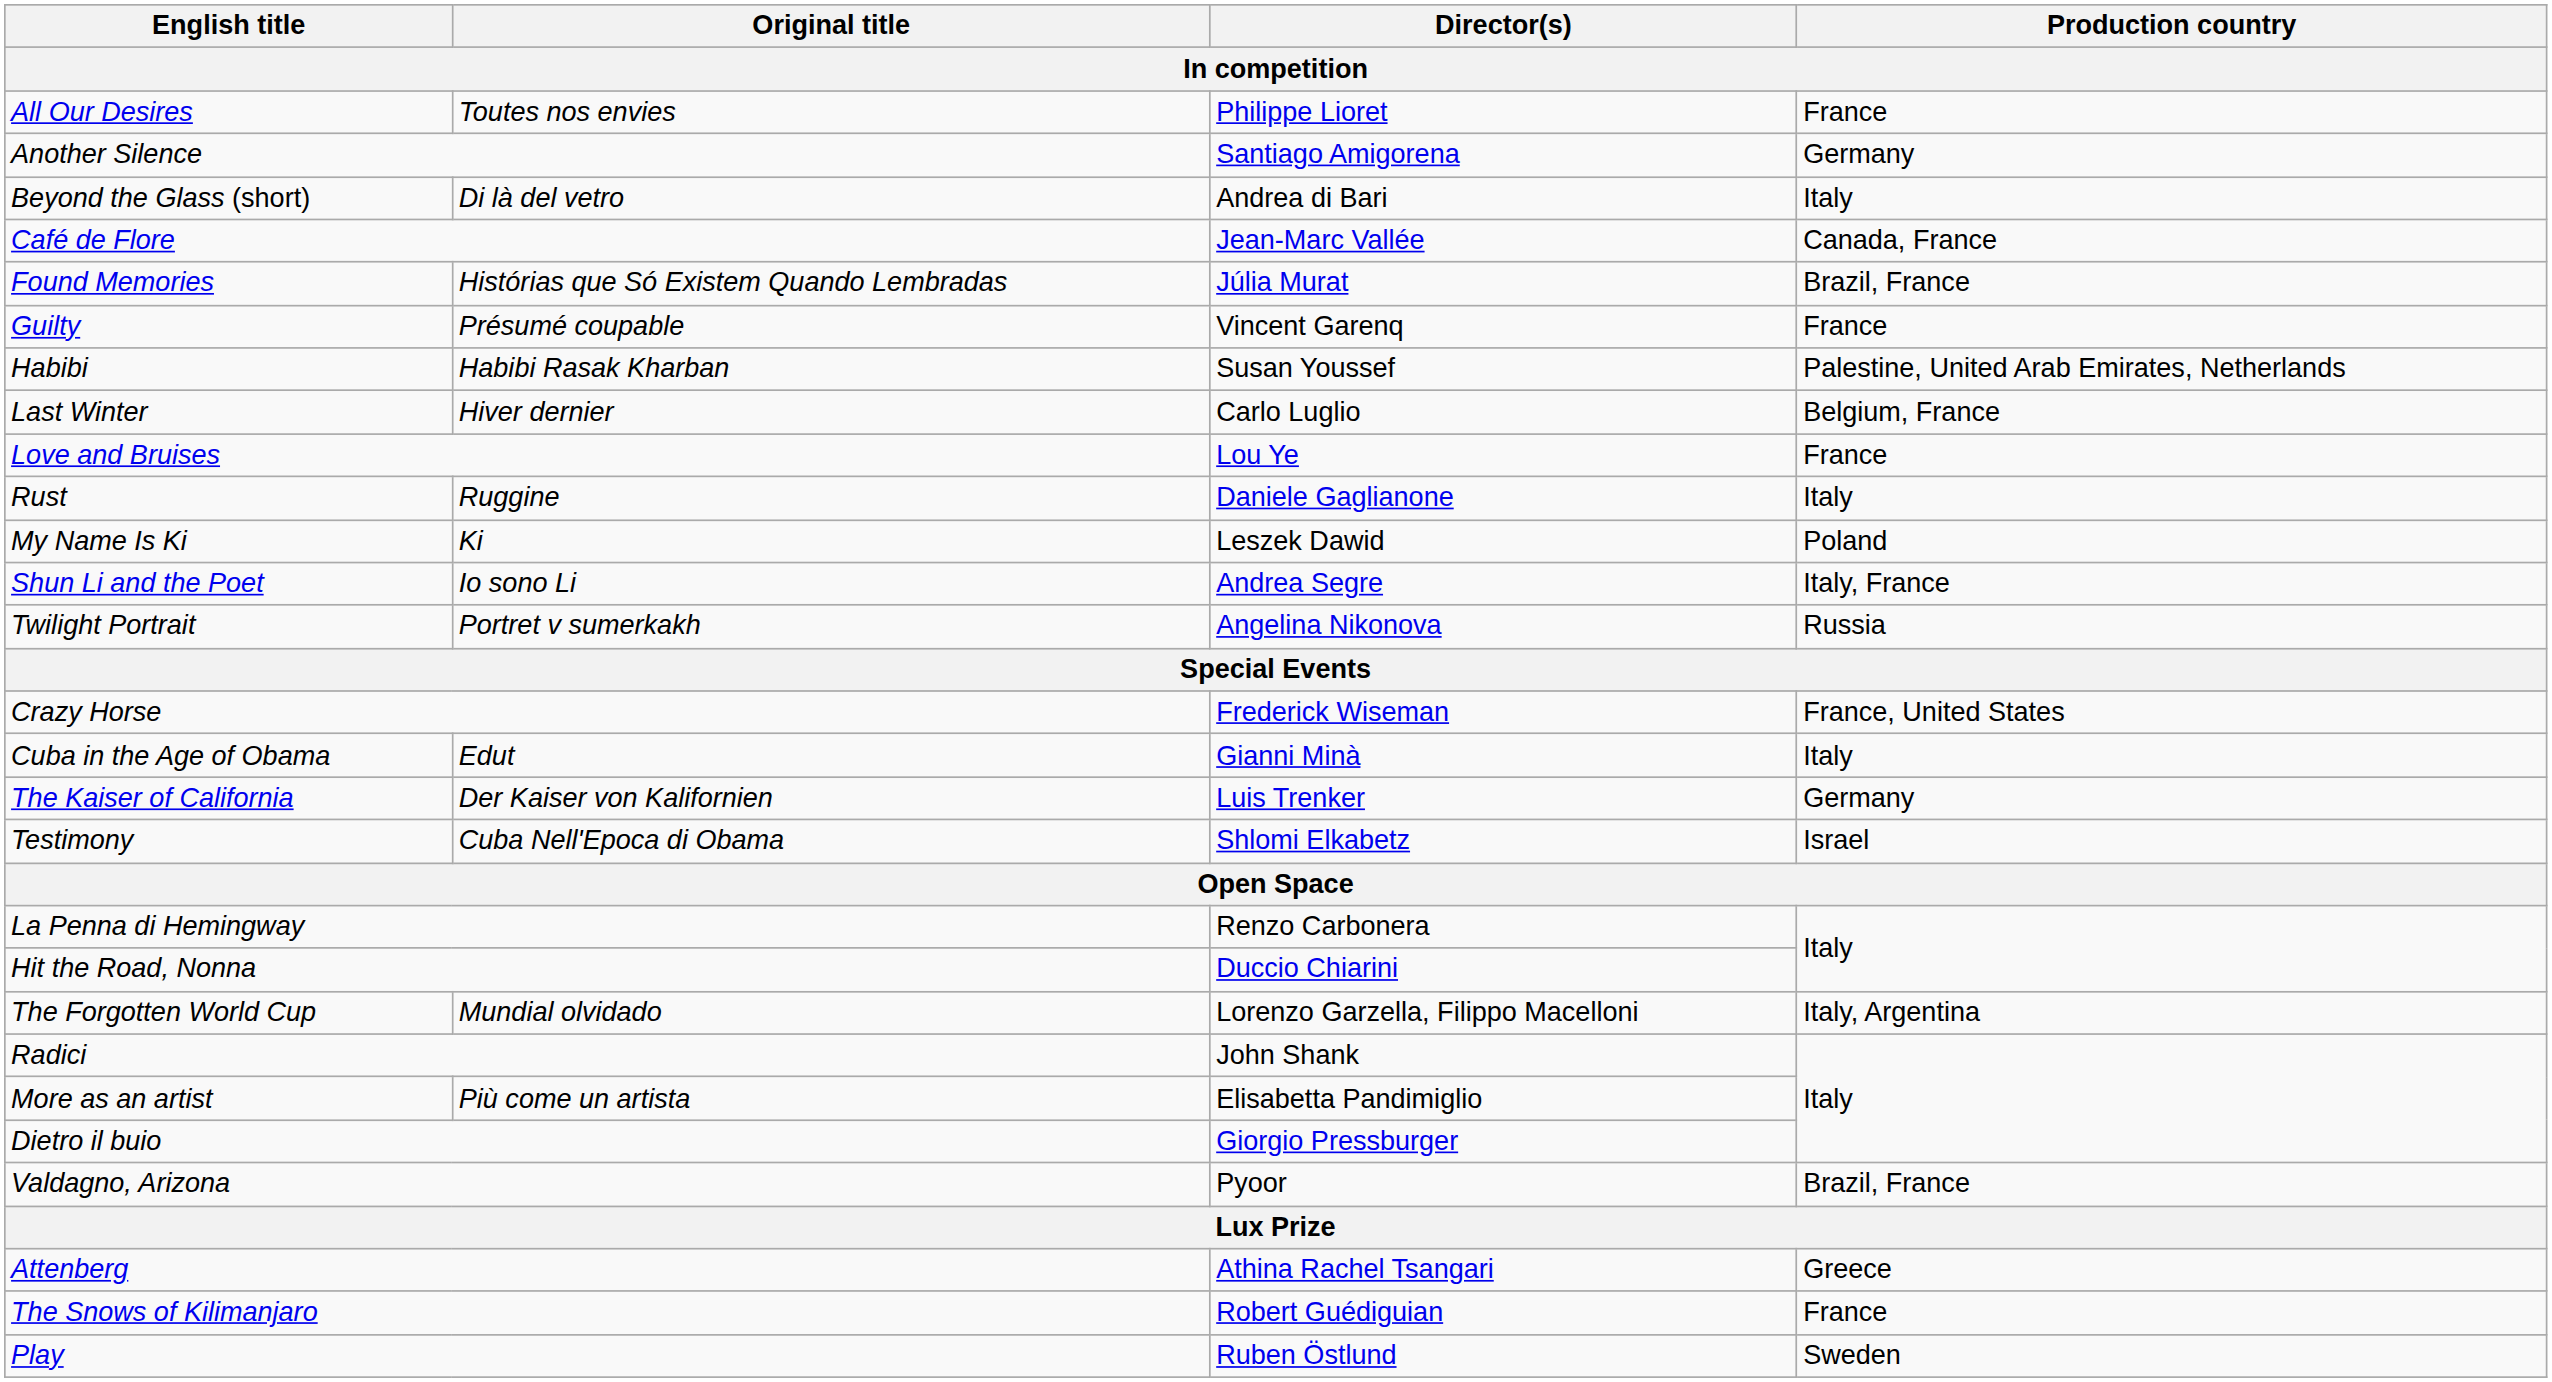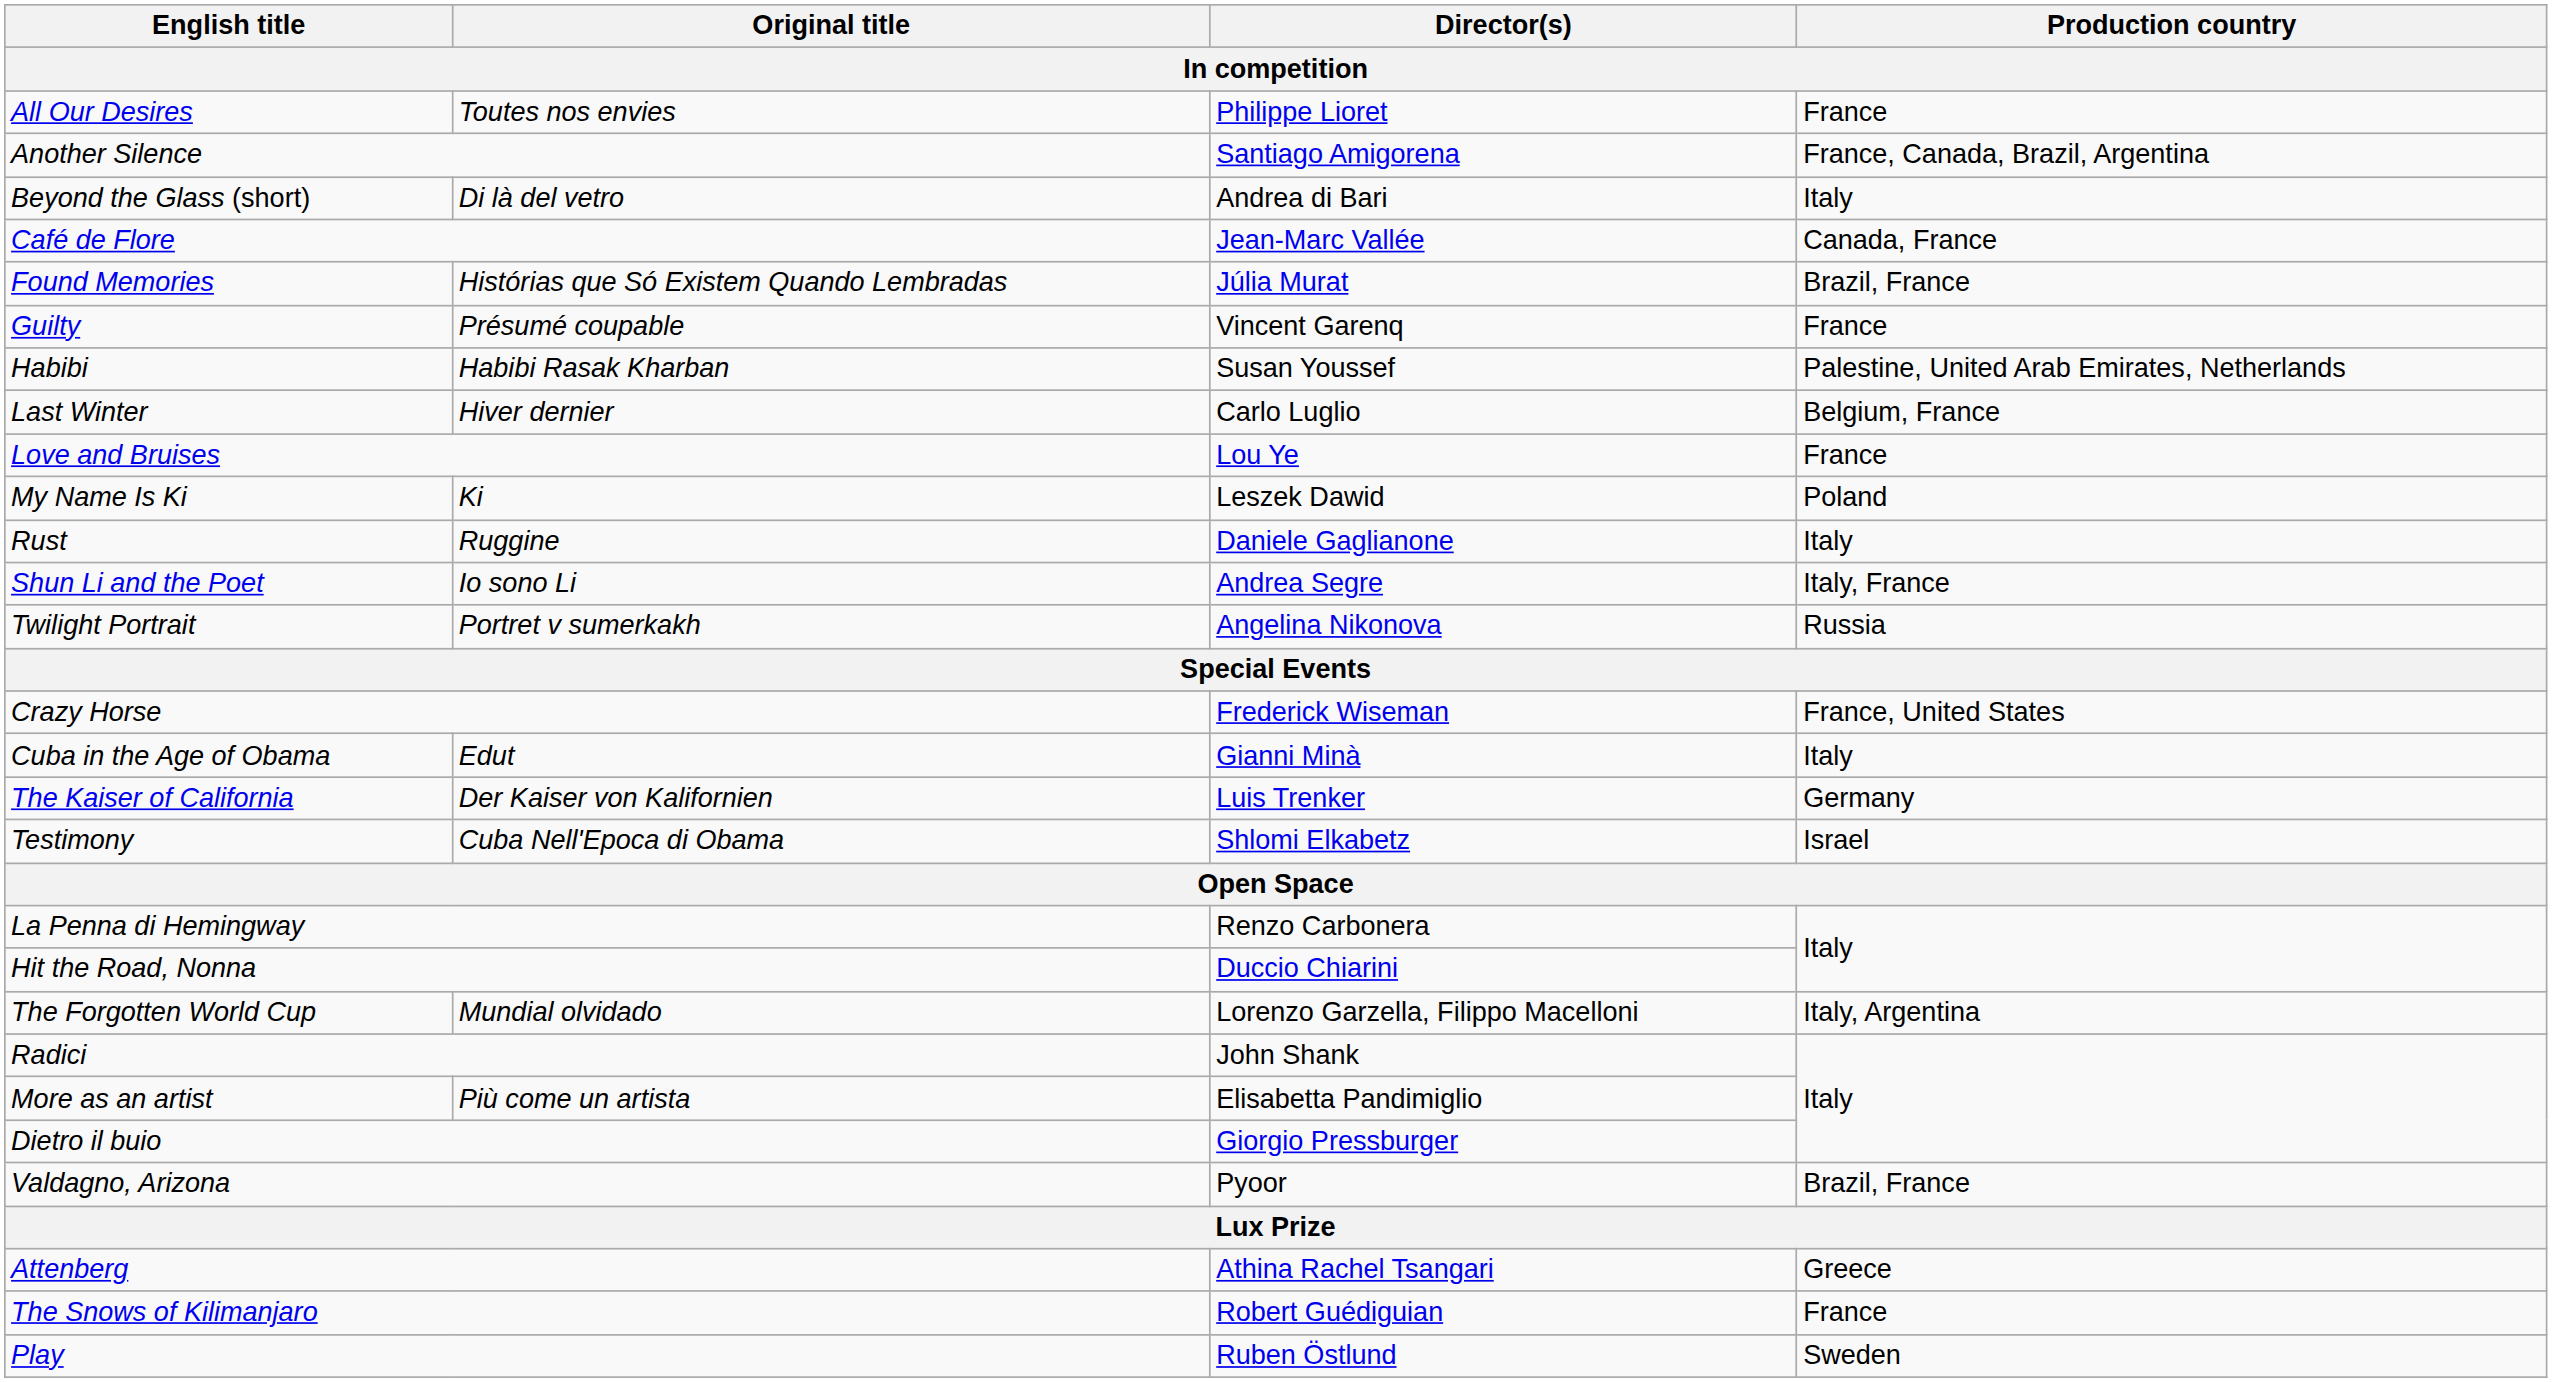(1859, 154) Germany -> (2006, 154) France, Canada, Brazil, Argentina
rows swapped: (99, 540) <-> (39, 497)
